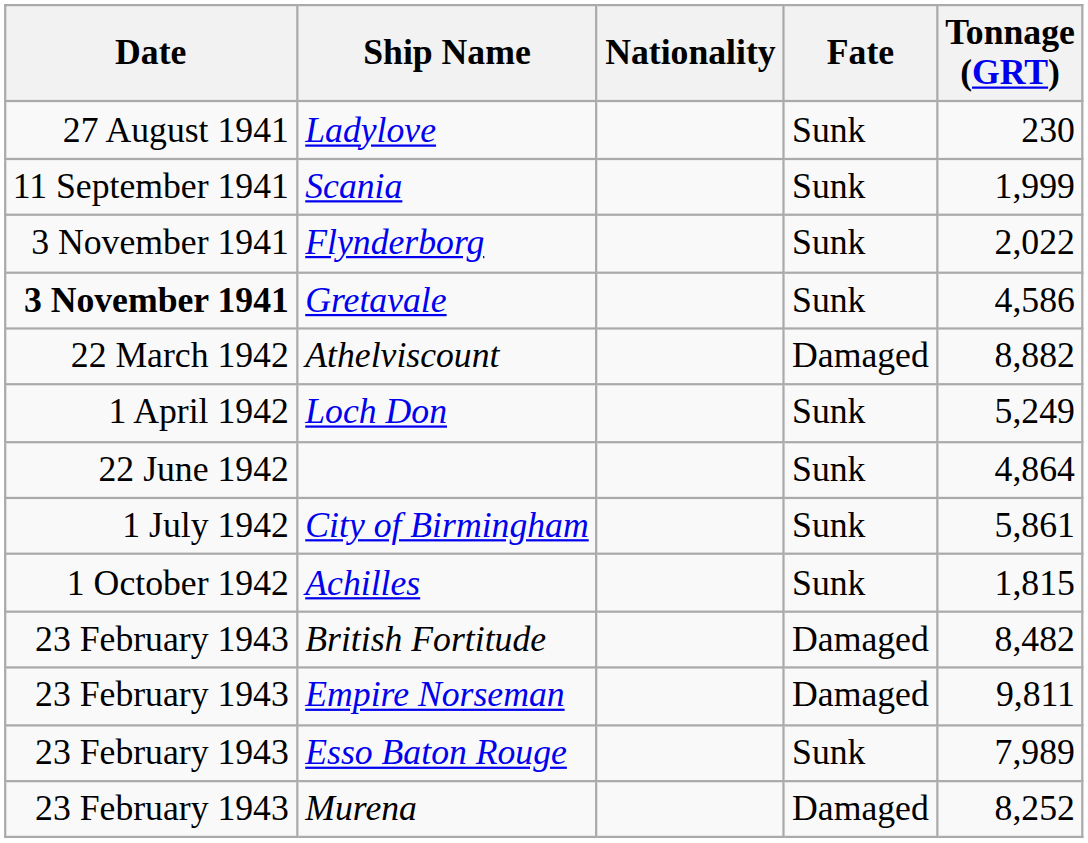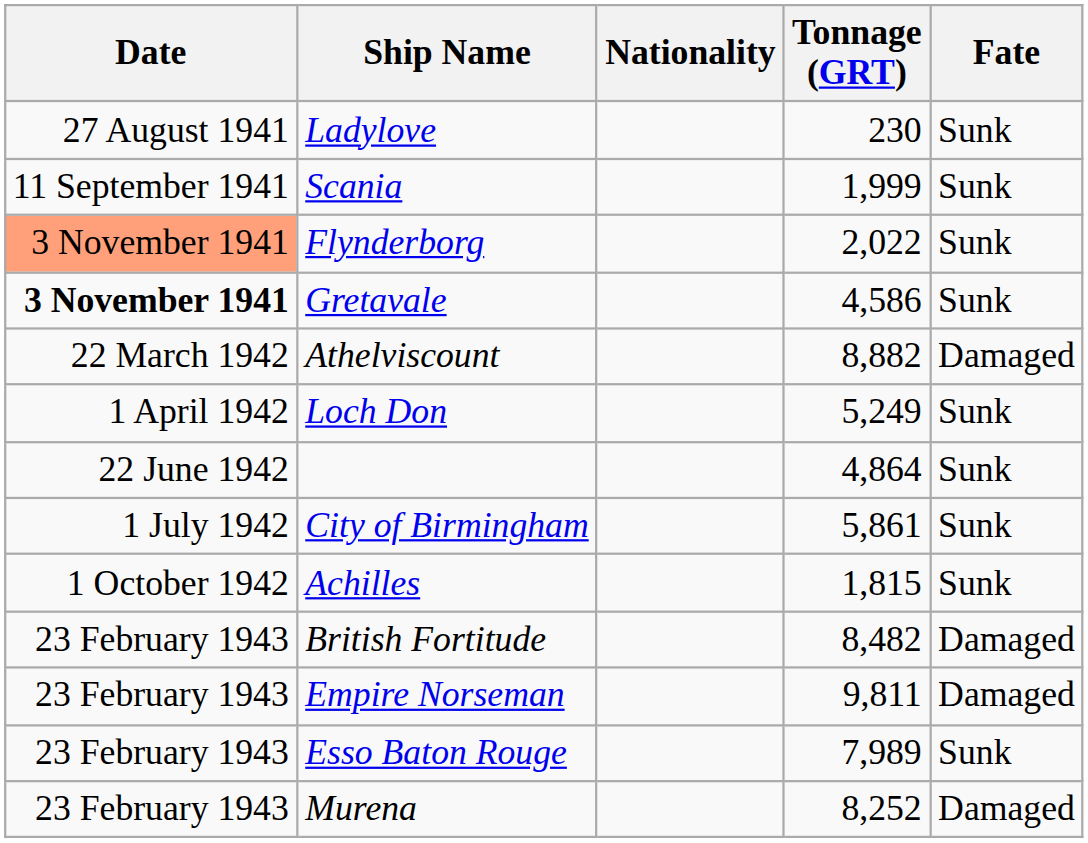columns swapped: (1010, 52) <-> (860, 52)
(160, 242) no background -> (160, 242) lightsalmon background
